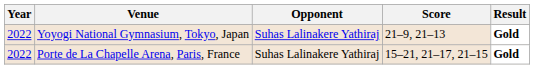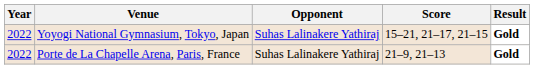(415, 34) 21–9, 21–13 -> (436, 34) 15–21, 21–17, 21–15
(436, 54) 15–21, 21–17, 21–15 -> (415, 54) 21–9, 21–13
